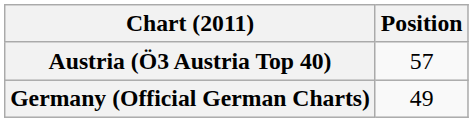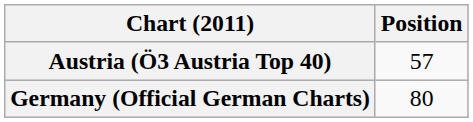(422, 98) 49 -> (422, 98) 80
